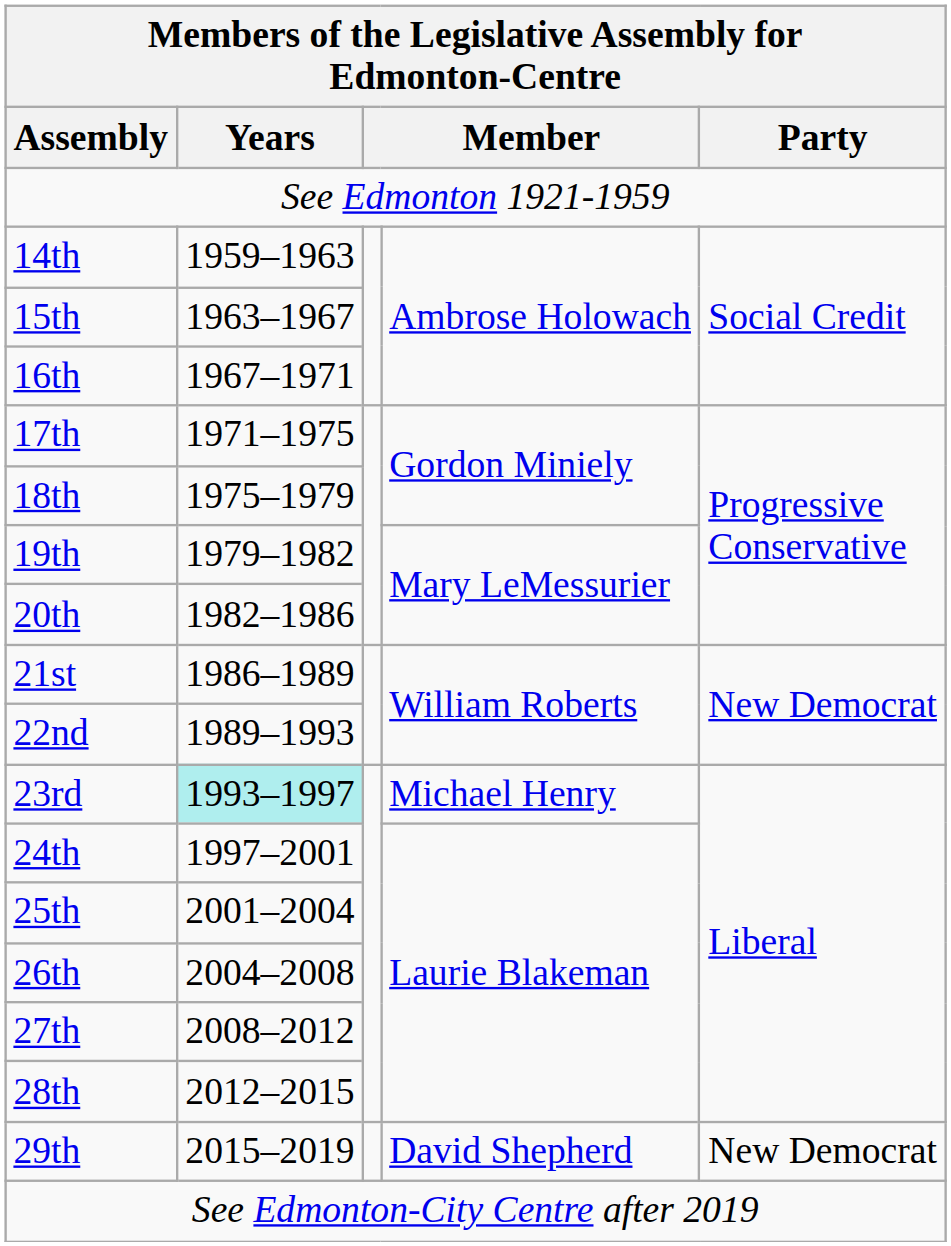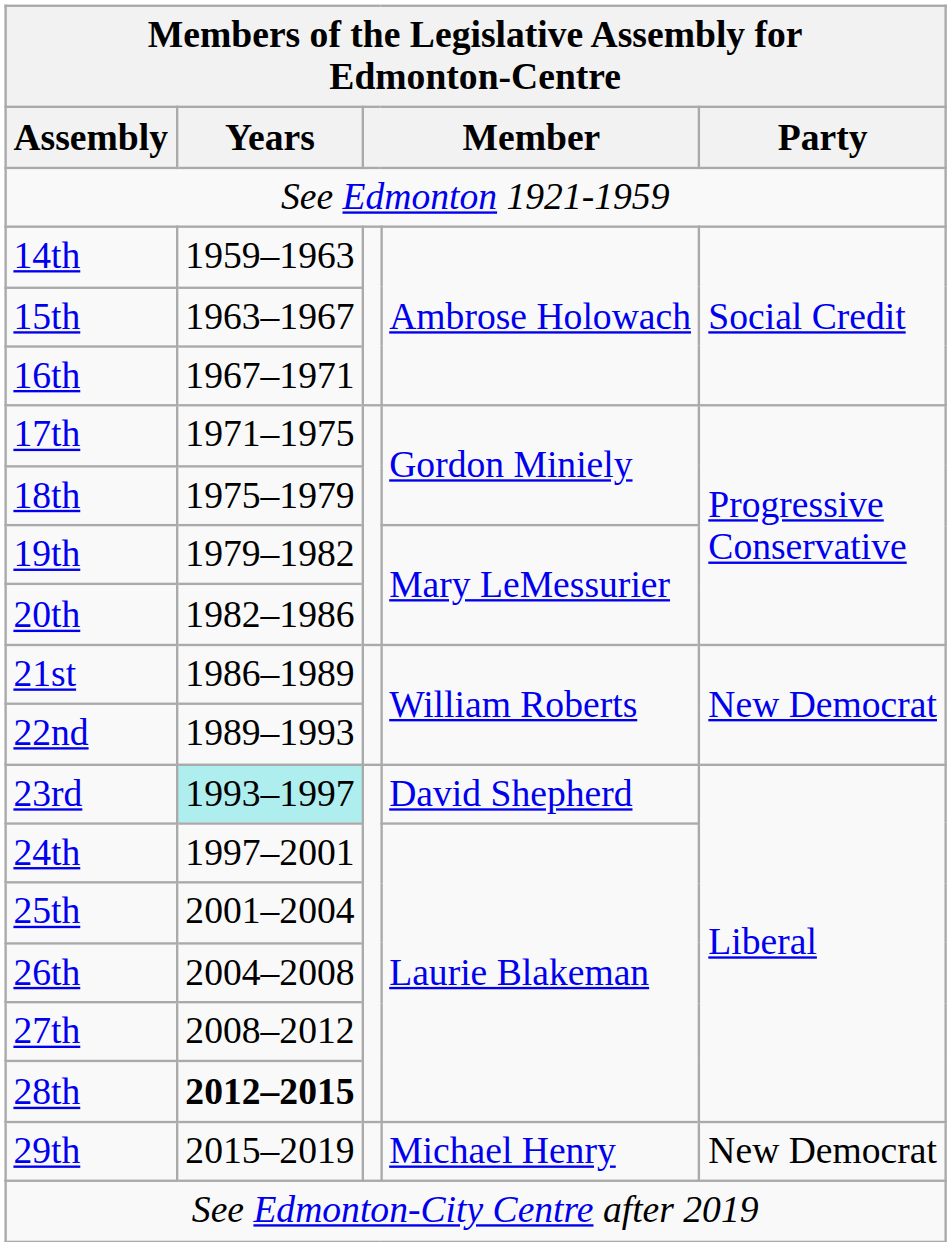(502, 792) Michael Henry -> (511, 792) David Shepherd
(270, 1090) normal -> (270, 1090) bold
(511, 1150) David Shepherd -> (502, 1150) Michael Henry
